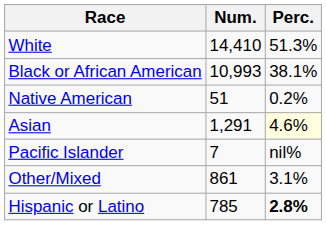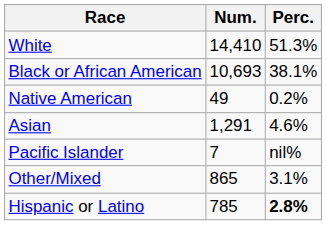(235, 71) 10,993 -> (235, 71) 10,693
(219, 98) 51 -> (219, 98) 49
(289, 125) lightyellow background -> (289, 125) no background
(224, 179) 861 -> (224, 179) 865
